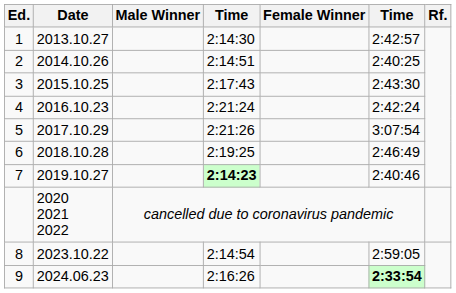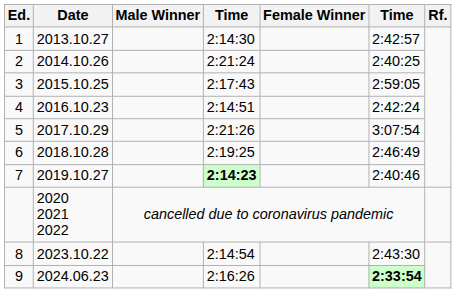(231, 61) 2:14:51 -> (231, 61) 2:21:24
(396, 84) 2:43:30 -> (396, 84) 2:59:05
(231, 107) 2:21:24 -> (231, 107) 2:14:51
(396, 253) 2:59:05 -> (396, 253) 2:43:30
